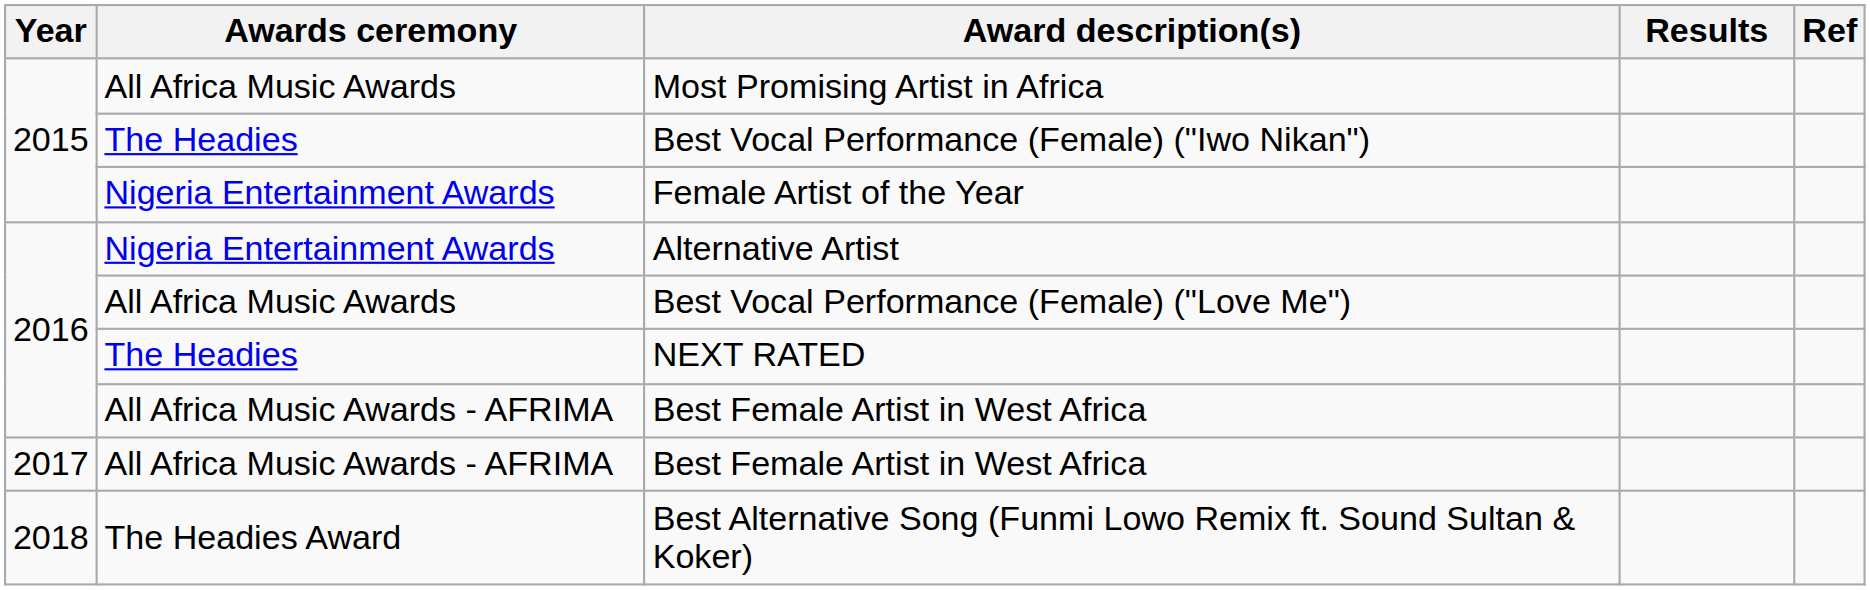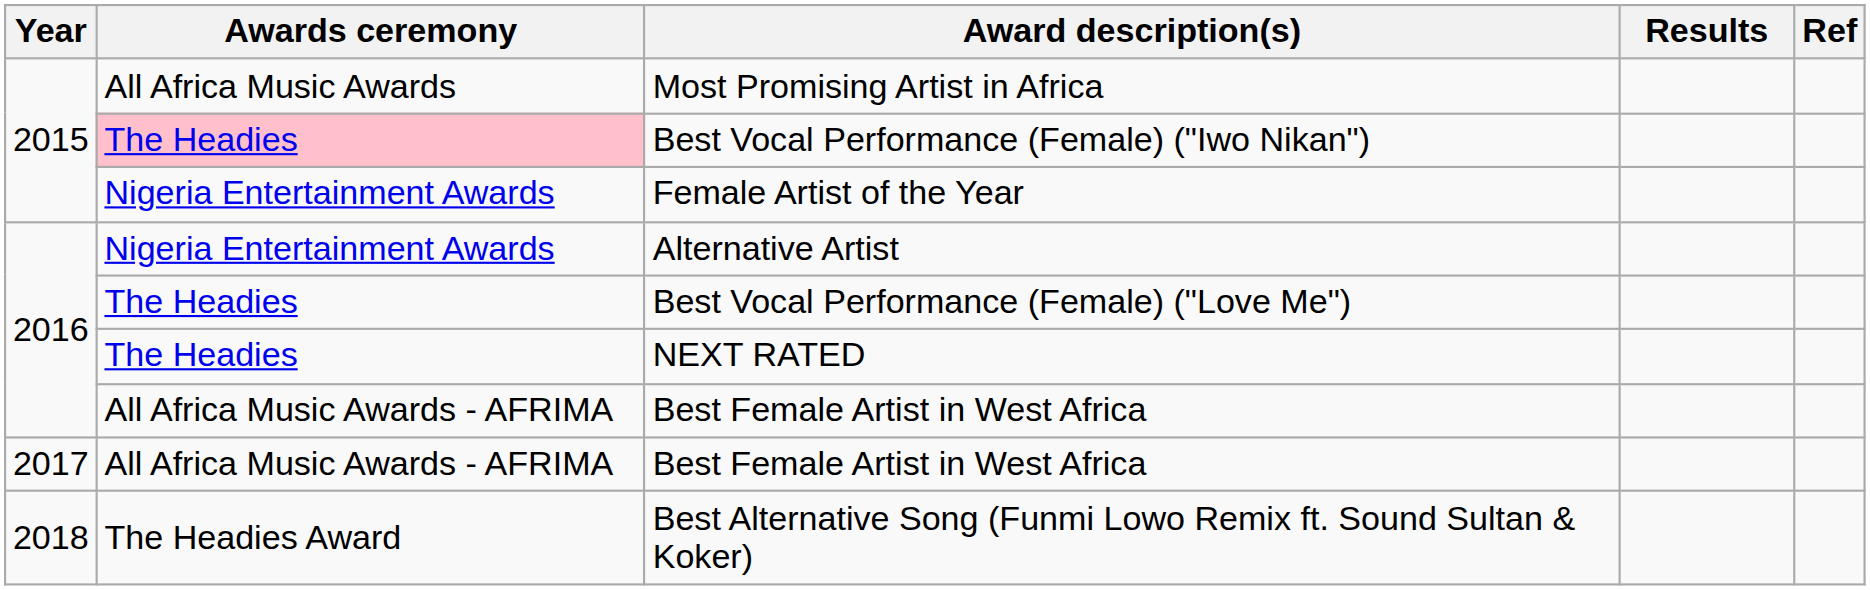(201, 139) no background -> (201, 139) pink background
(280, 301) All Africa Music Awards -> (201, 301) The Headies
